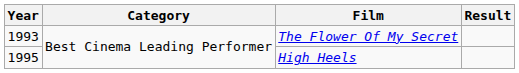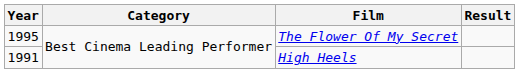(23, 36) 1993 -> (23, 36) 1995
(23, 57) 1995 -> (23, 57) 1991
